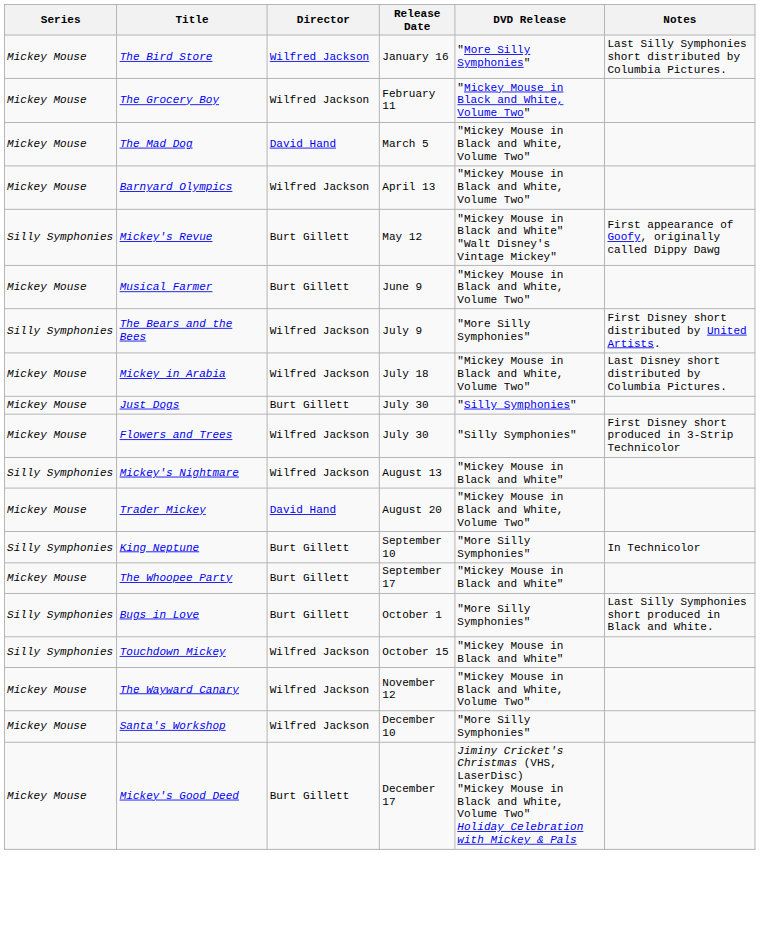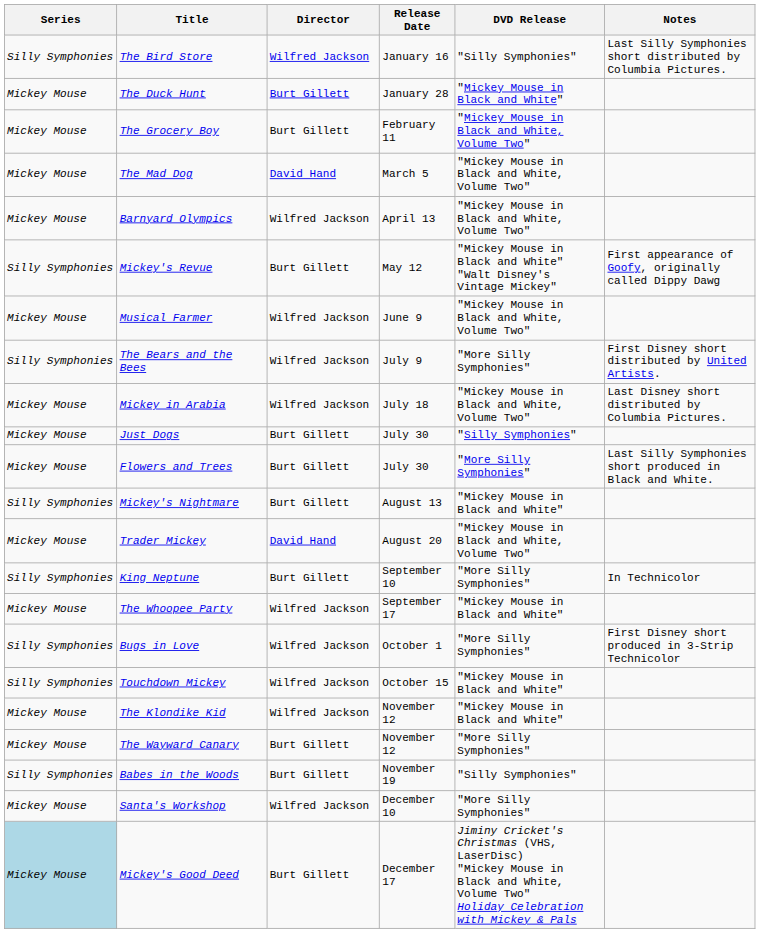(47, 57) Mickey Mouse -> (60, 57) Silly Symphonies
(494, 57) "More Silly Symphonies" -> (517, 57) "Silly Symphonies"
+ row: (163, 94)
(319, 100) Wilfred Jackson -> (310, 131) Burt Gillett
(310, 287) Burt Gillett -> (319, 318) Wilfred Jackson
(319, 436) Wilfred Jackson -> (310, 467) Burt Gillett
(517, 436) "Silly Symphonies" -> (494, 467) "More Silly Symphonies"
(670, 436) First Disney short produced in 3-Strip Technicolor -> (677, 467) Last Silly Symphonies short produced in Black and White.
(319, 473) Wilfred Jackson -> (310, 504) Burt Gillett
(310, 578) Burt Gillett -> (319, 609) Wilfred Jackson
(310, 615) Burt Gillett -> (319, 646) Wilfred Jackson
(677, 615) Last Silly Symphonies short produced in Black and White. -> (670, 646) First Disney short produced in 3-Strip Technicolor
+ row: (173, 714)
(319, 689) Wilfred Jackson -> (310, 744) Burt Gillett
(510, 689) "Mickey Mouse in Black and White, Volume Two" -> (494, 744) "More Silly Symphonies"
+ row: (179, 775)
(47, 795) no background -> (47, 875) lightblue background
